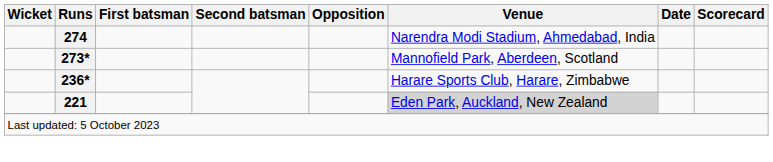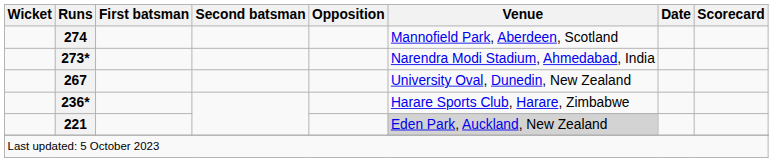(523, 37) Narendra Modi Stadium, Ahmedabad, India -> (505, 37) Mannofield Park, Aberdeen, Scotland
(505, 59) Mannofield Park, Aberdeen, Scotland -> (523, 59) Narendra Modi Stadium, Ahmedabad, India
+ row: (75, 80)
